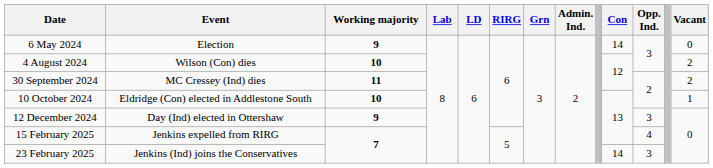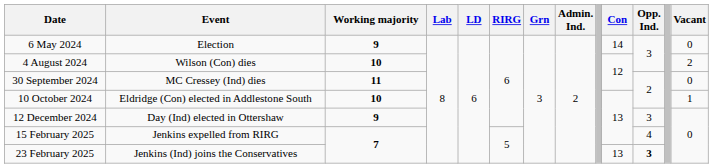(690, 80) 2 -> (690, 80) 0
(617, 153) 14 -> (617, 153) 13
(649, 153) normal -> (649, 153) bold
